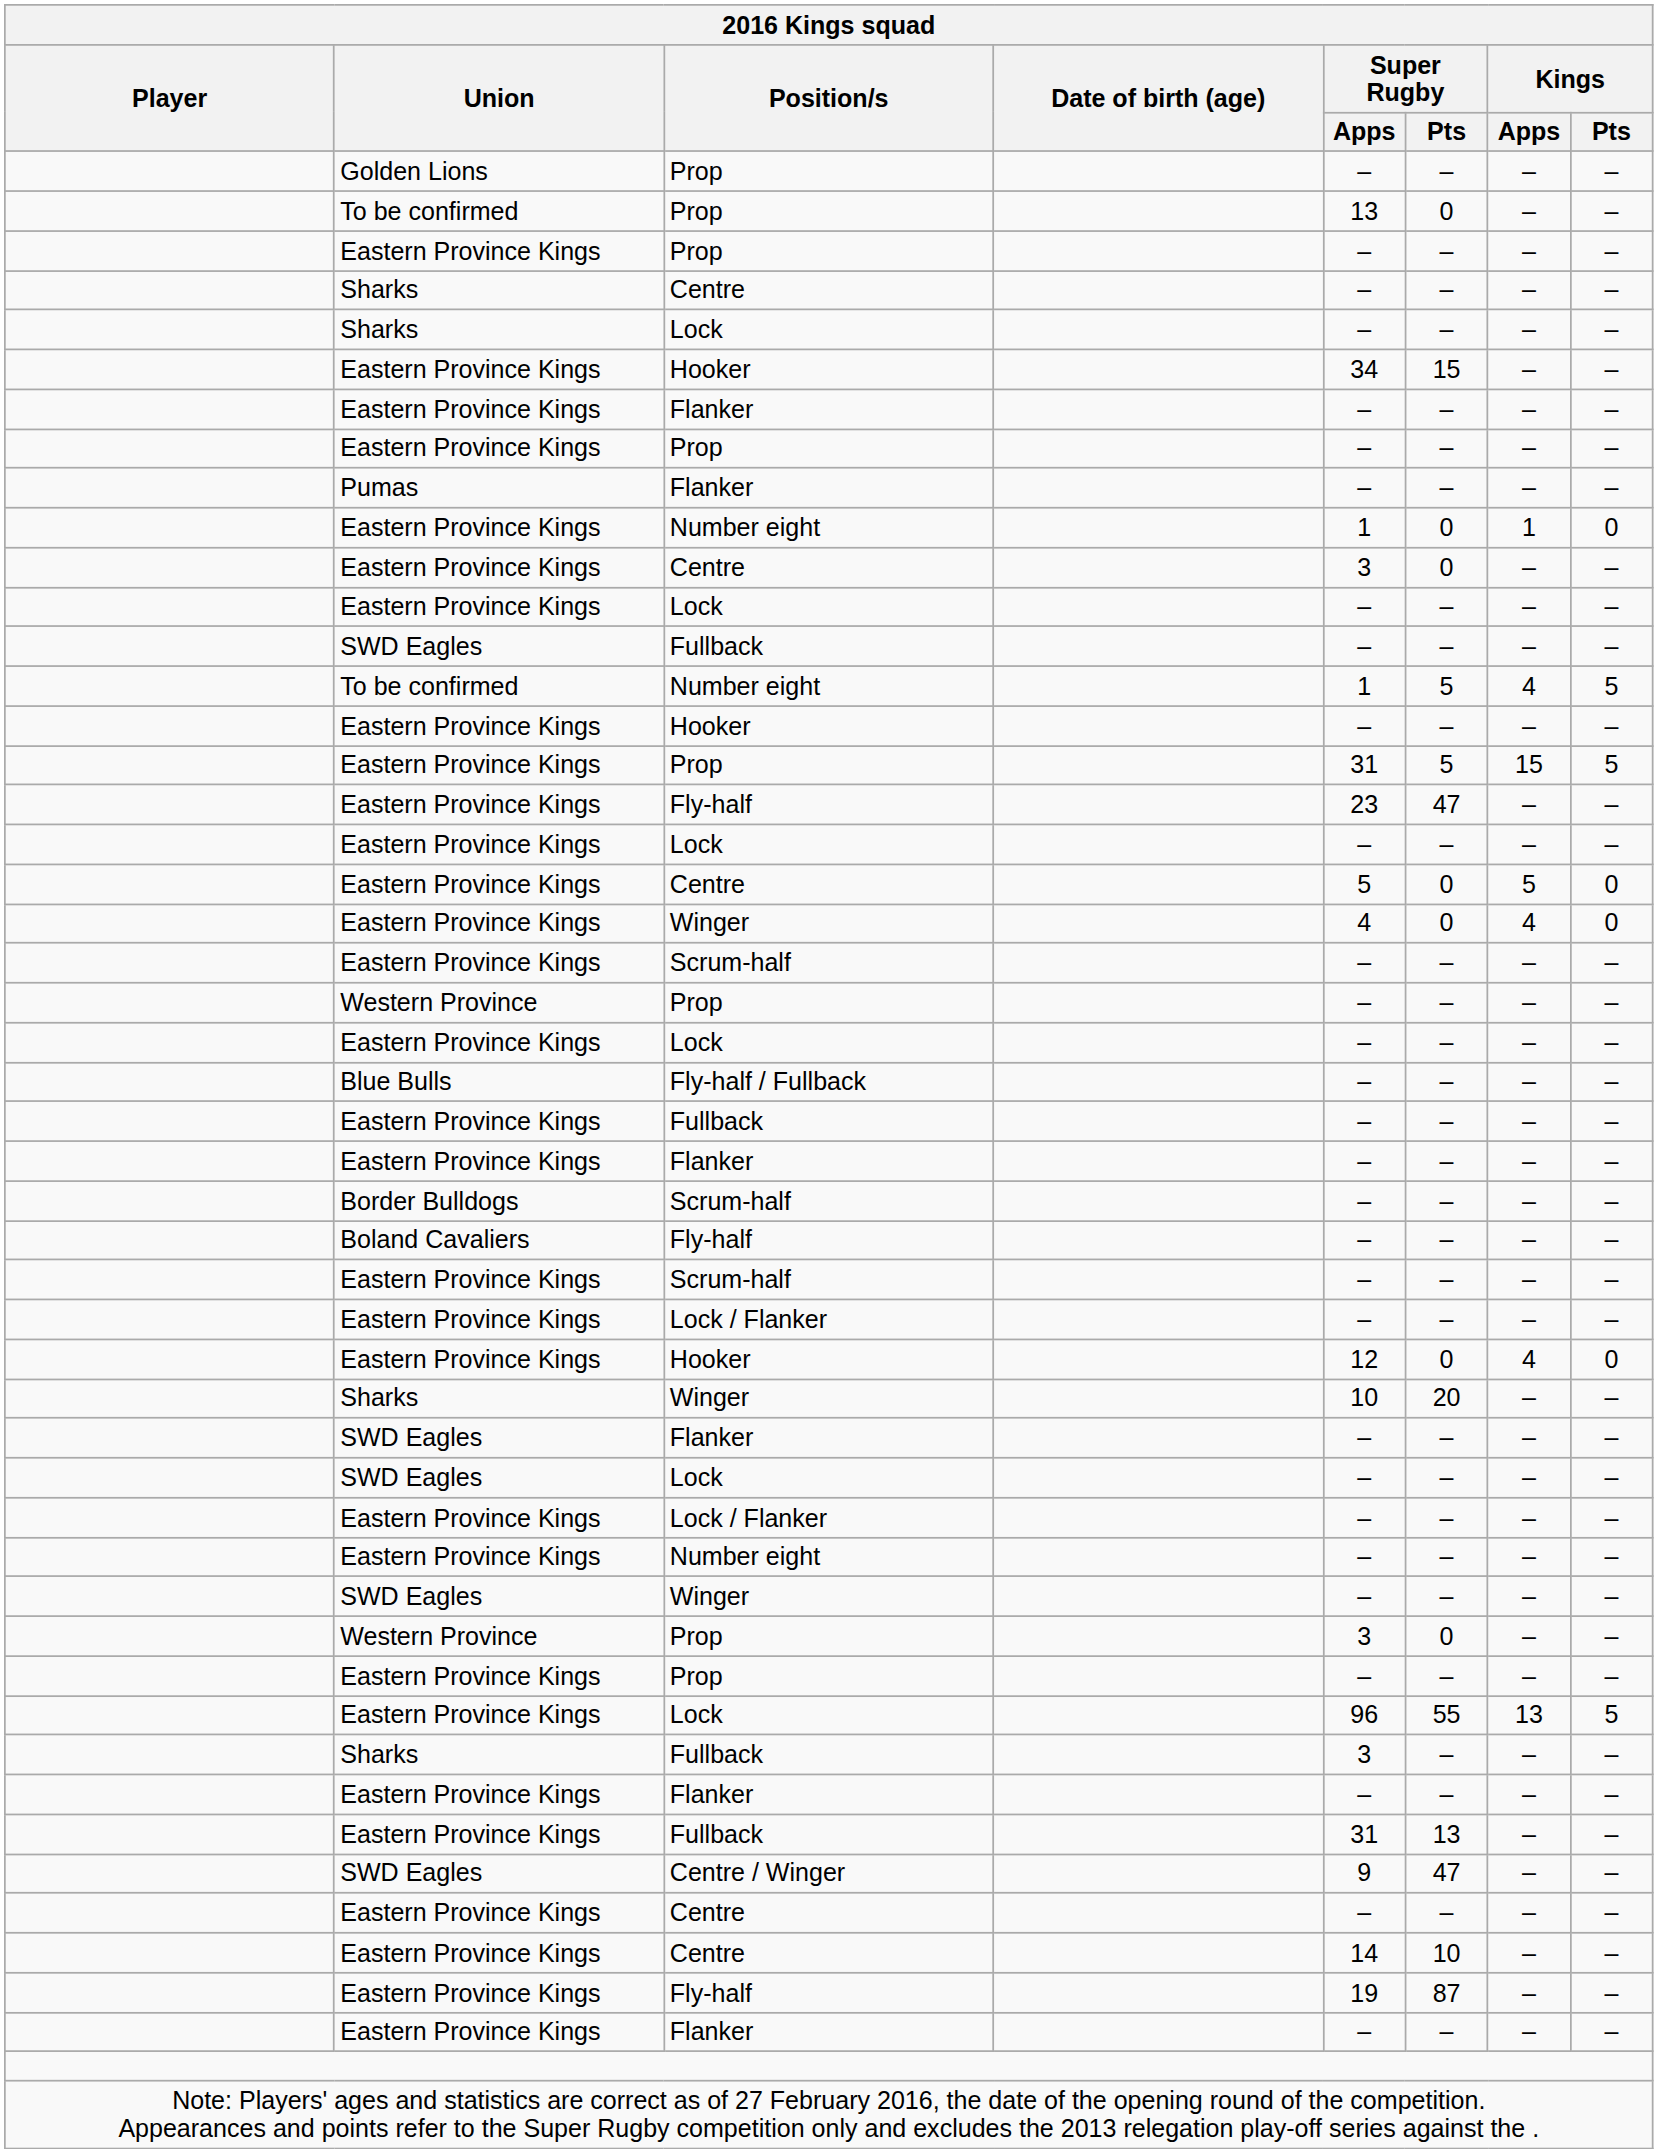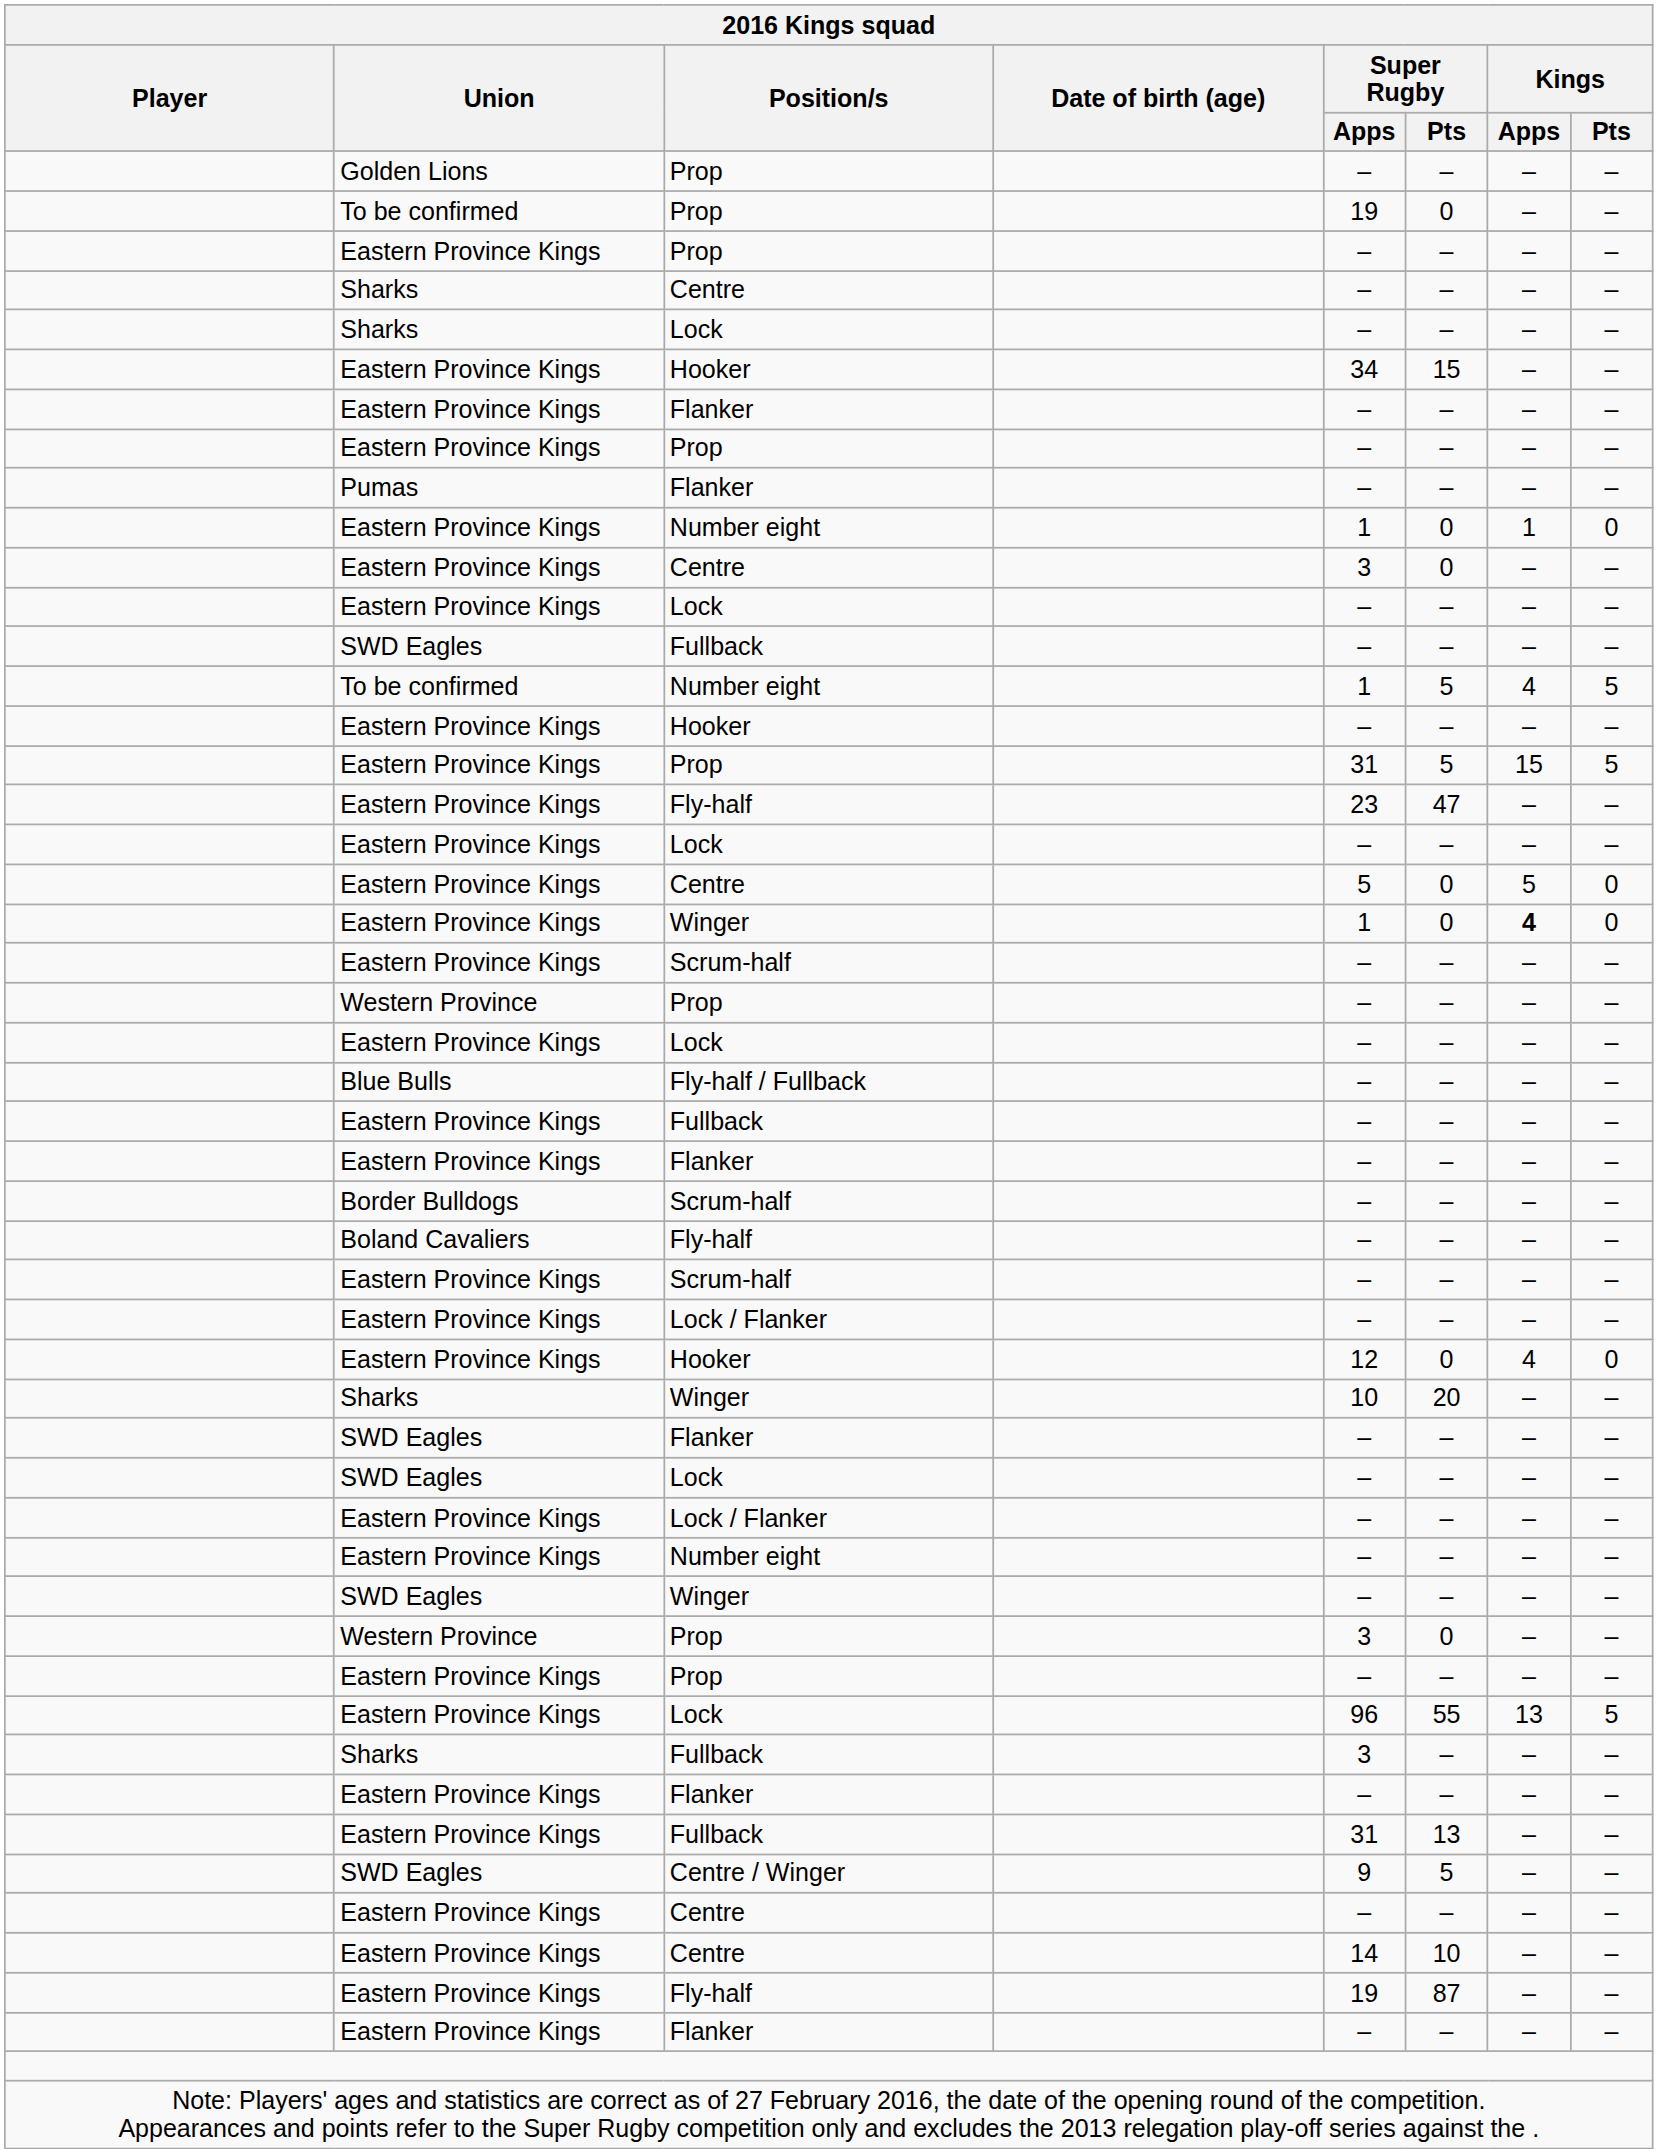(1364, 211) 13 -> (1364, 211) 19
(1364, 924) 4 -> (1364, 924) 1
(1529, 924) normal -> (1529, 924) bold
(1447, 1874) 47 -> (1447, 1874) 5
